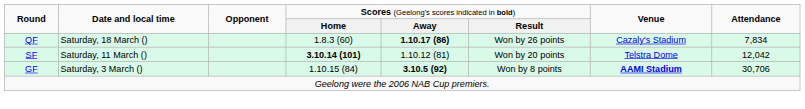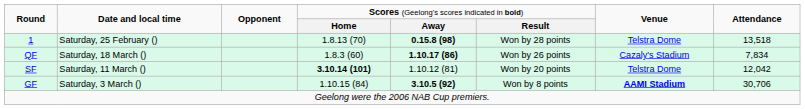+ row: (31, 41)
